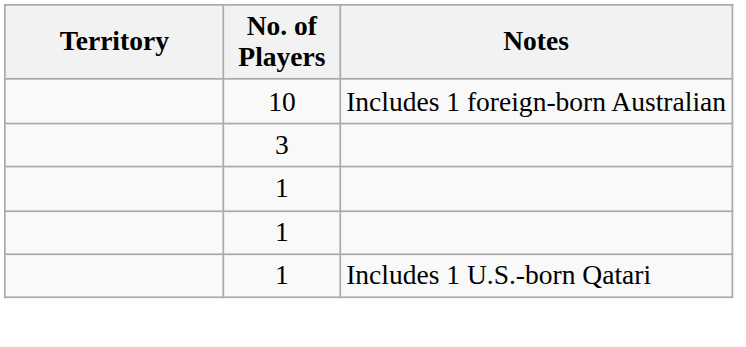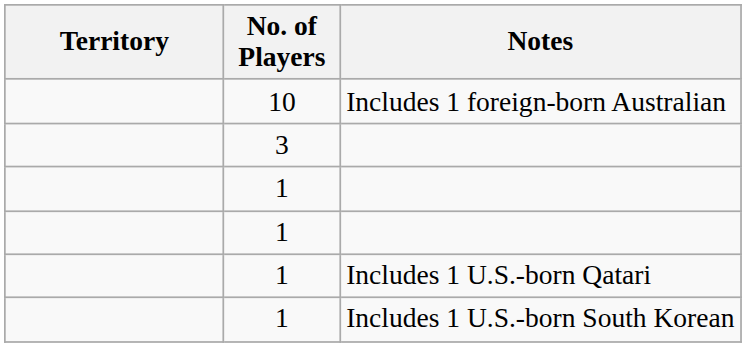+ row: (282, 319)
